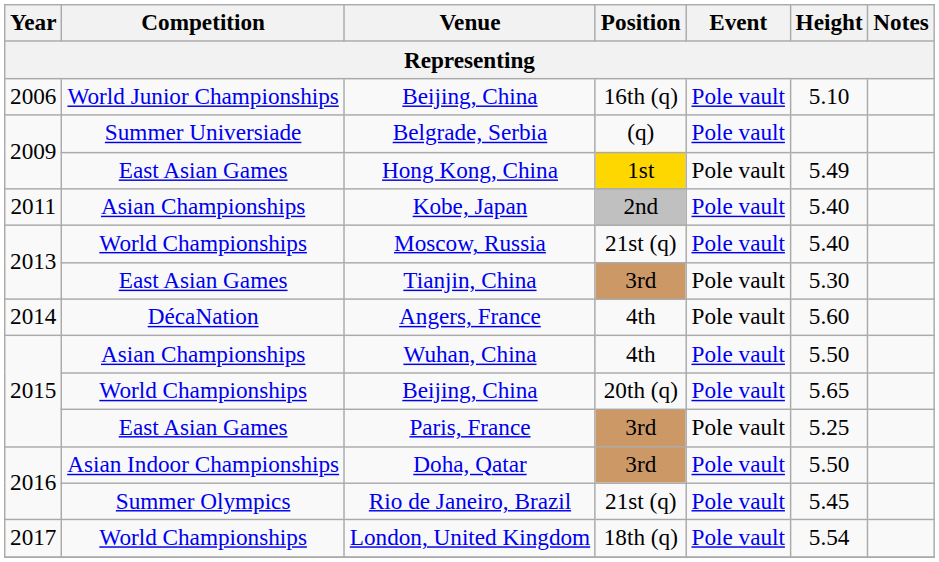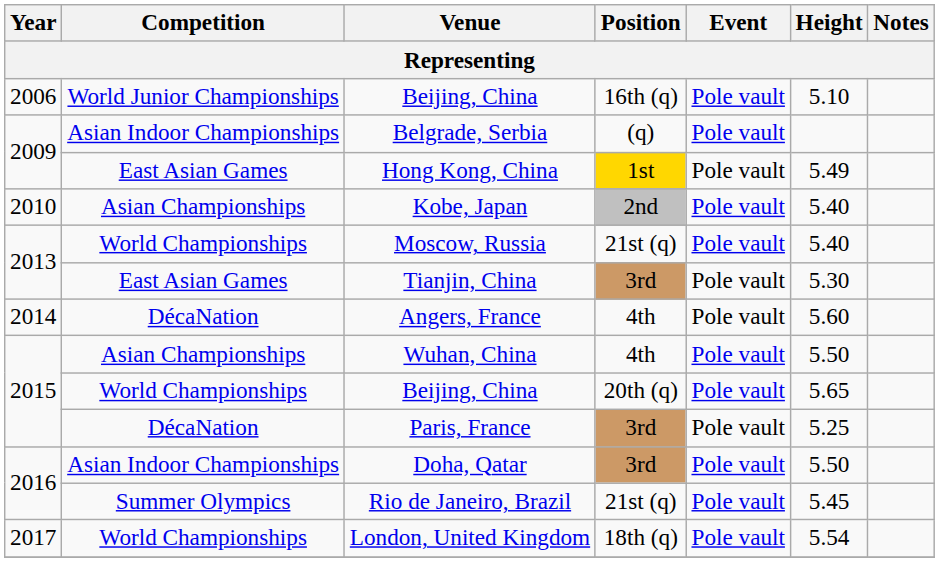(203, 133) Summer Universiade -> (203, 133) Asian Indoor Championships
(33, 206) 2011 -> (33, 206) 2010
(203, 427) East Asian Games -> (203, 427) DécaNation
